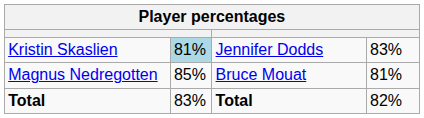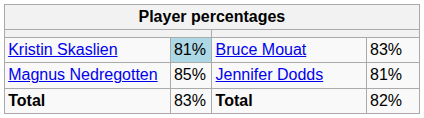(269, 49) Jennifer Dodds -> (261, 49) Bruce Mouat
(261, 75) Bruce Mouat -> (269, 75) Jennifer Dodds
